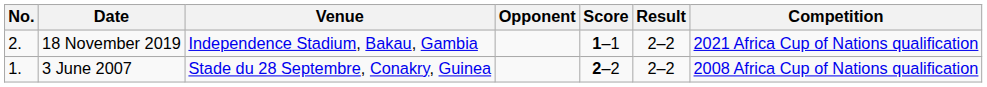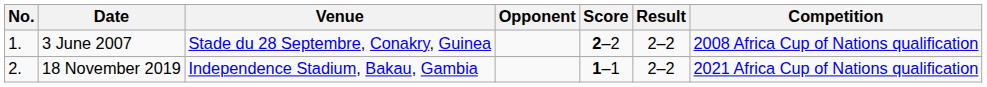rows swapped: (87, 69) <-> (111, 43)
